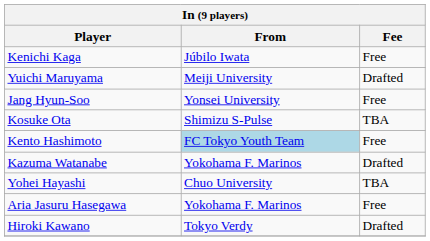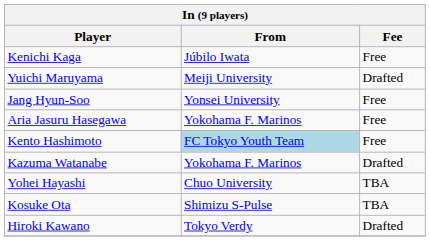rows swapped: (67, 204) <-> (39, 120)
